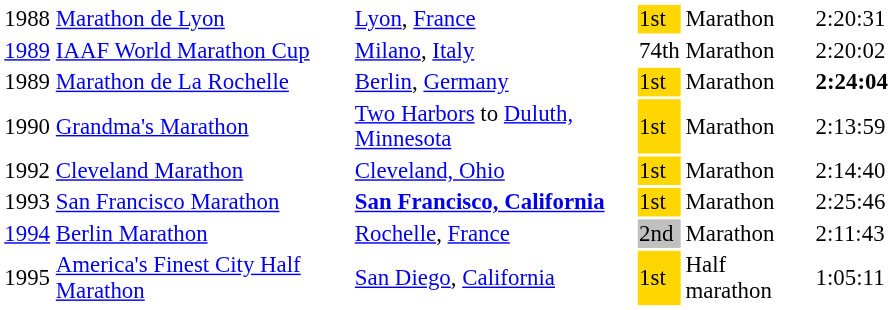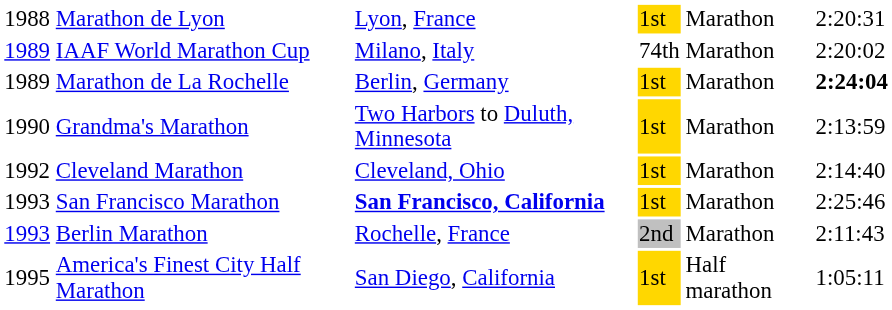(27, 233) 1994 -> (27, 233) 1993
